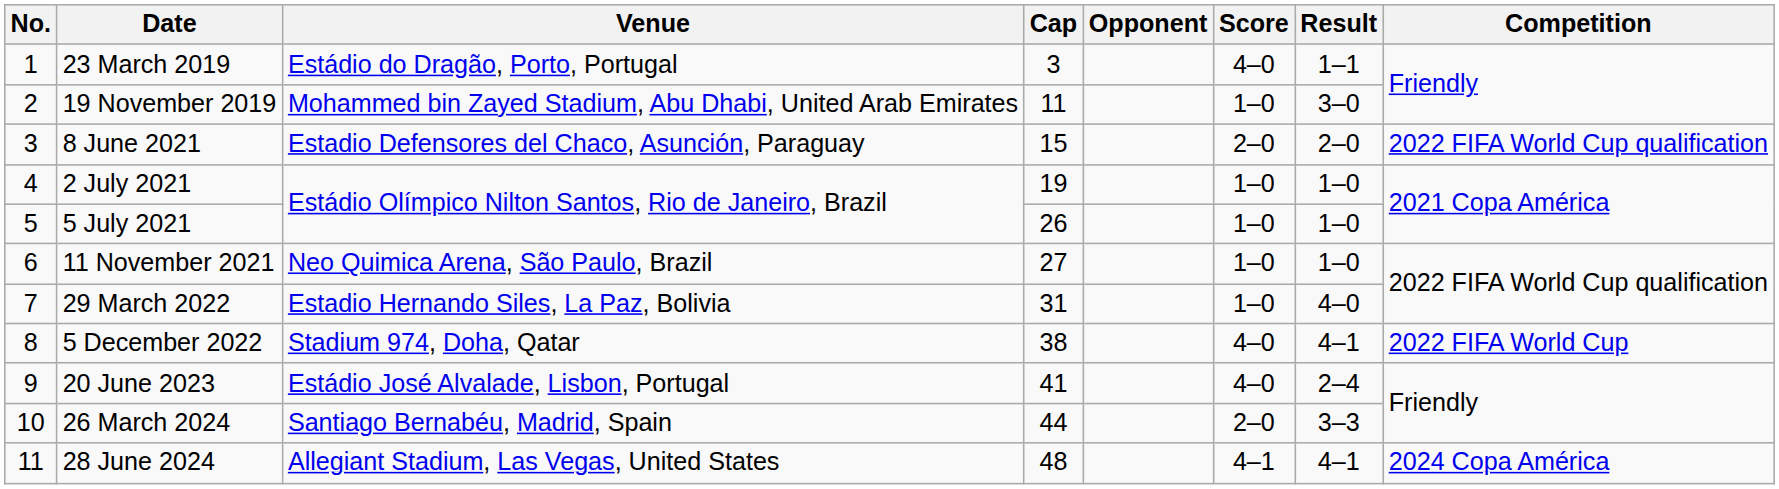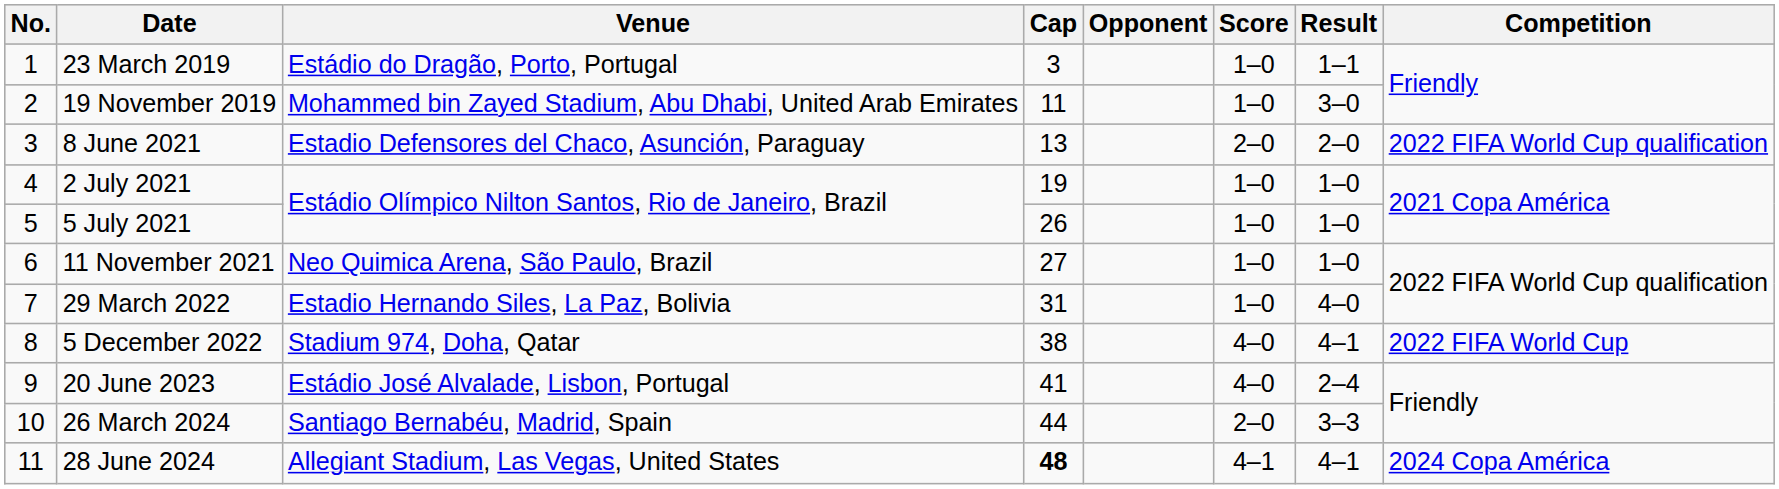(1254, 64) 4–0 -> (1254, 64) 1–0
(1053, 143) 15 -> (1053, 143) 13
(1053, 462) normal -> (1053, 462) bold
